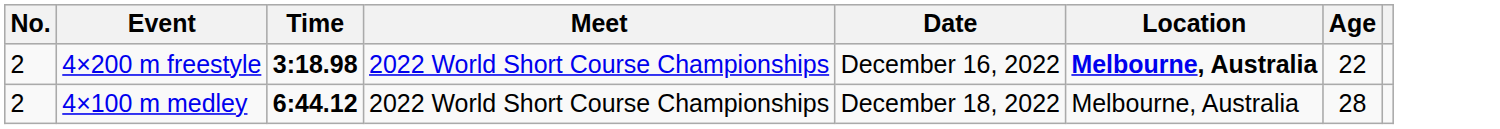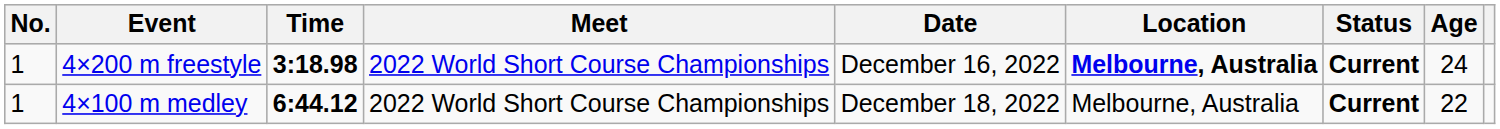+ column: (1374, 24)
(17, 63) 2 -> (17, 63) 1
(1352, 63) 22 -> (1454, 63) 24
(17, 103) 2 -> (17, 103) 1
(1352, 103) 28 -> (1454, 103) 22
